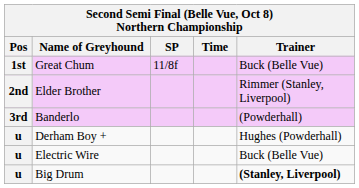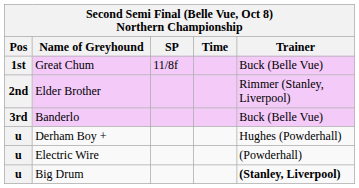(271, 117) (Powderhall) -> (281, 117) Buck (Belle Vue)
(281, 155) Buck (Belle Vue) -> (271, 155) (Powderhall)
